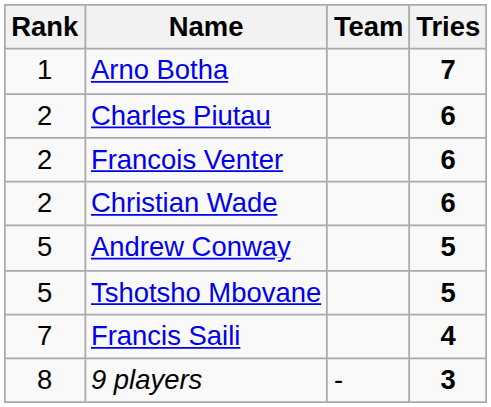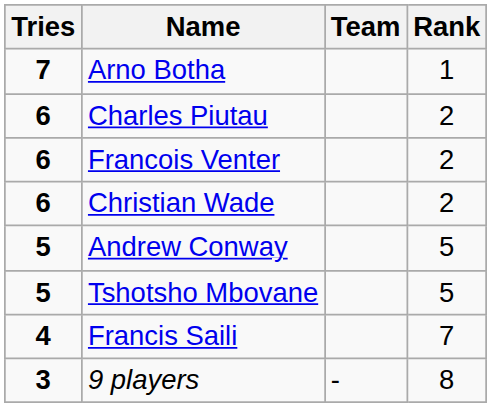columns swapped: (45, 26) <-> (448, 26)
